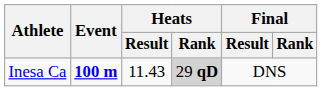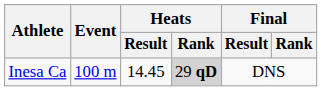(96, 72) bold -> (95, 72) normal
(147, 72) 11.43 -> (146, 72) 14.45
